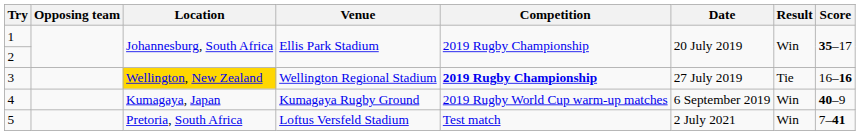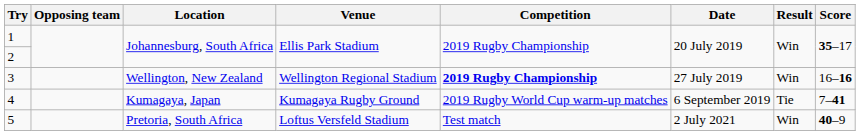(194, 78) gold background -> (194, 78) no background
(785, 78) Tie -> (788, 78) Win
(788, 99) Win -> (785, 99) Tie
(832, 99) 40–9 -> (832, 99) 7–41
(832, 120) 7–41 -> (832, 120) 40–9
